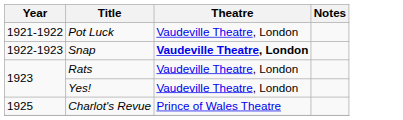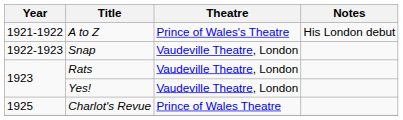+ row: (84, 32)
- row: (91, 32)
(232, 50) bold -> (227, 50) normal
